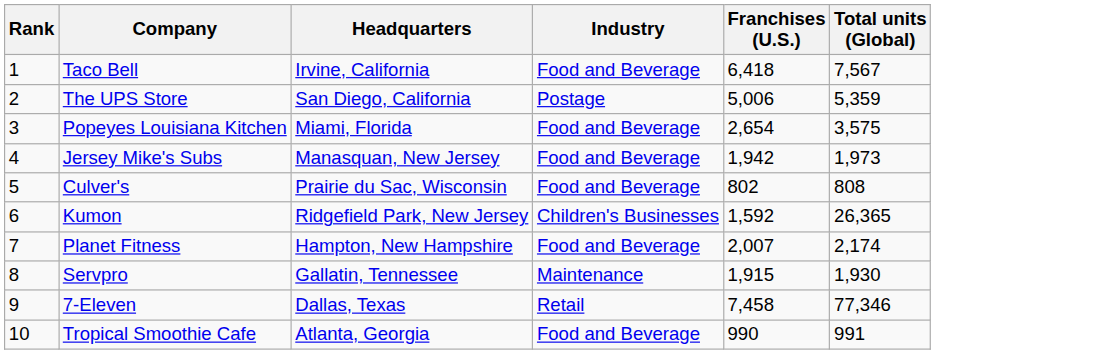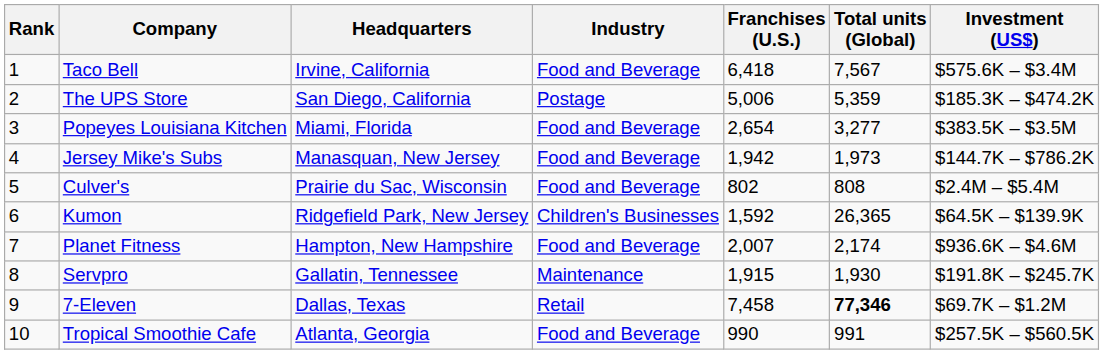+ column: (1015, 29)
(857, 128) 3,575 -> (857, 128) 3,277
(862, 305) normal -> (862, 305) bold
